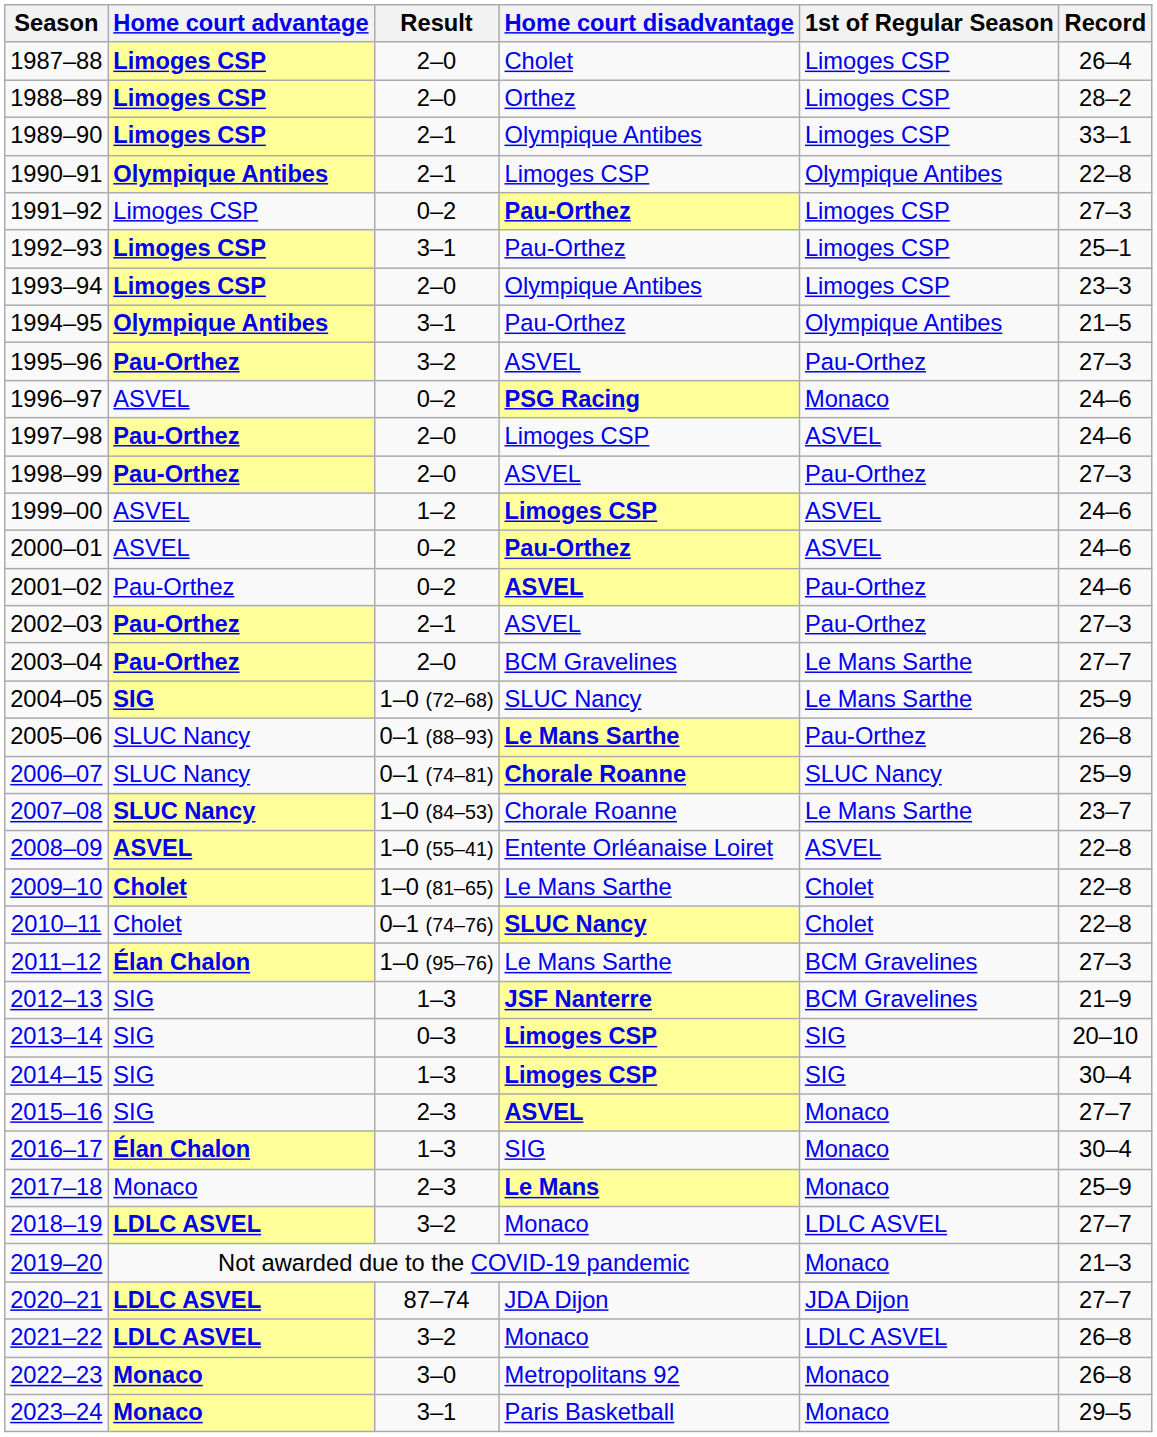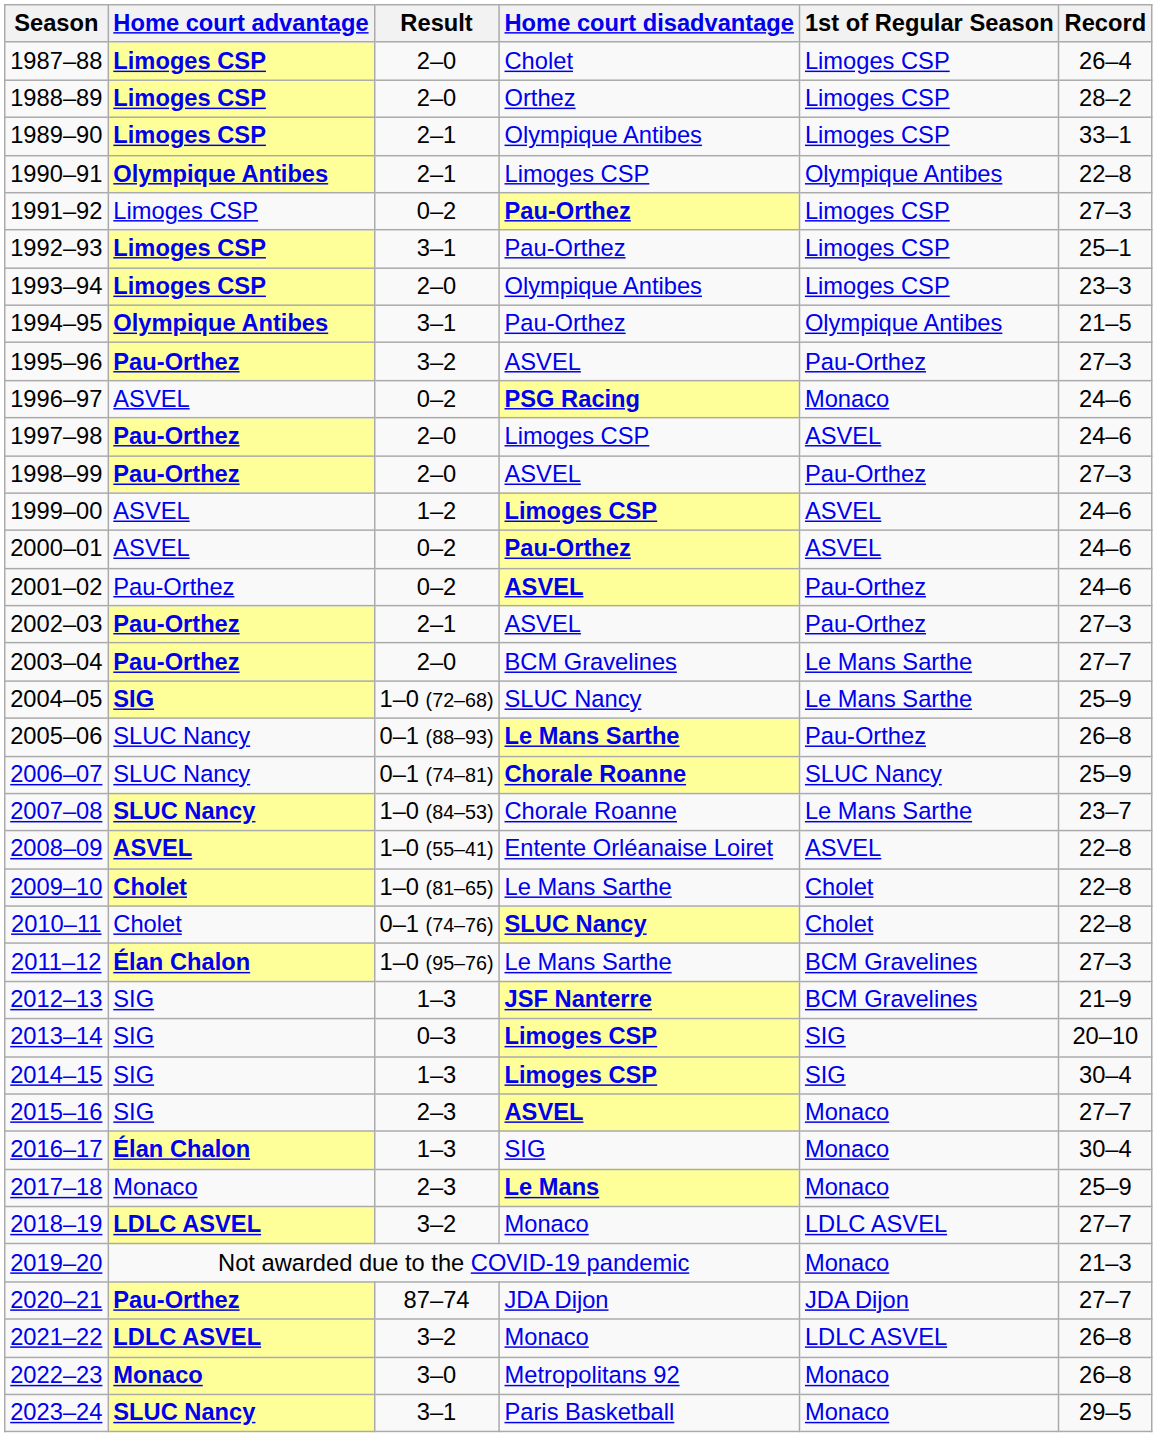(187, 1300) LDLC ASVEL -> (176, 1300) Pau-Orthez
(158, 1412) Monaco -> (184, 1412) SLUC Nancy
